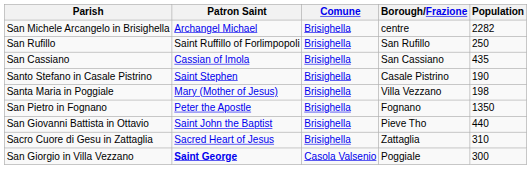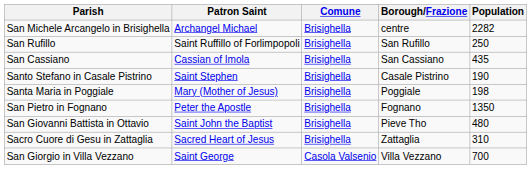(411, 92) Villa Vezzano -> (401, 92) Poggiale
(480, 124) 440 -> (480, 124) 480
(206, 156) bold -> (204, 156) normal
(401, 156) Poggiale -> (411, 156) Villa Vezzano
(480, 156) 300 -> (480, 156) 700
